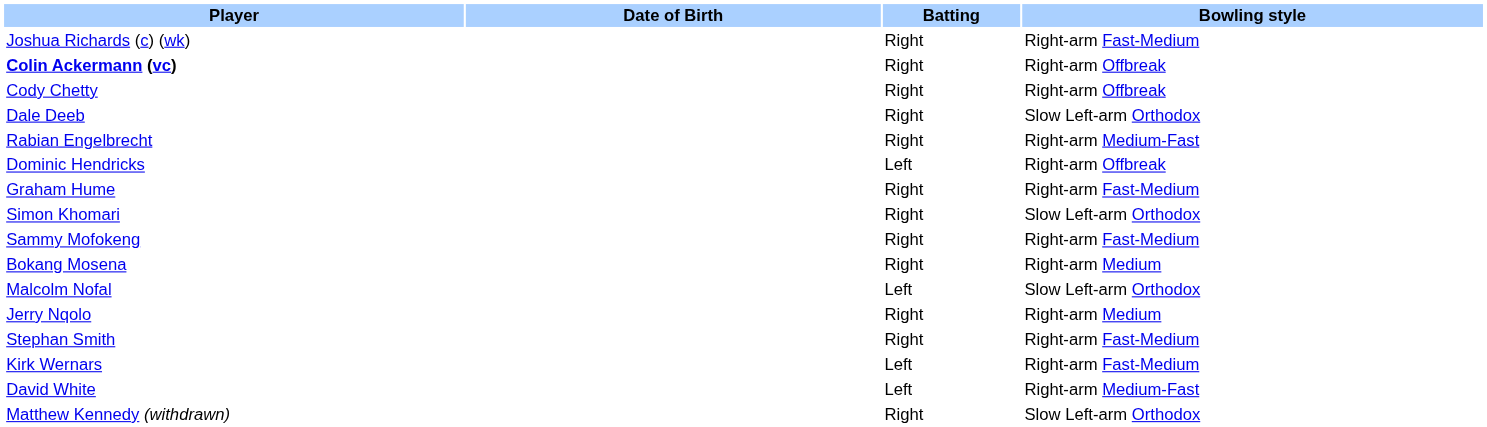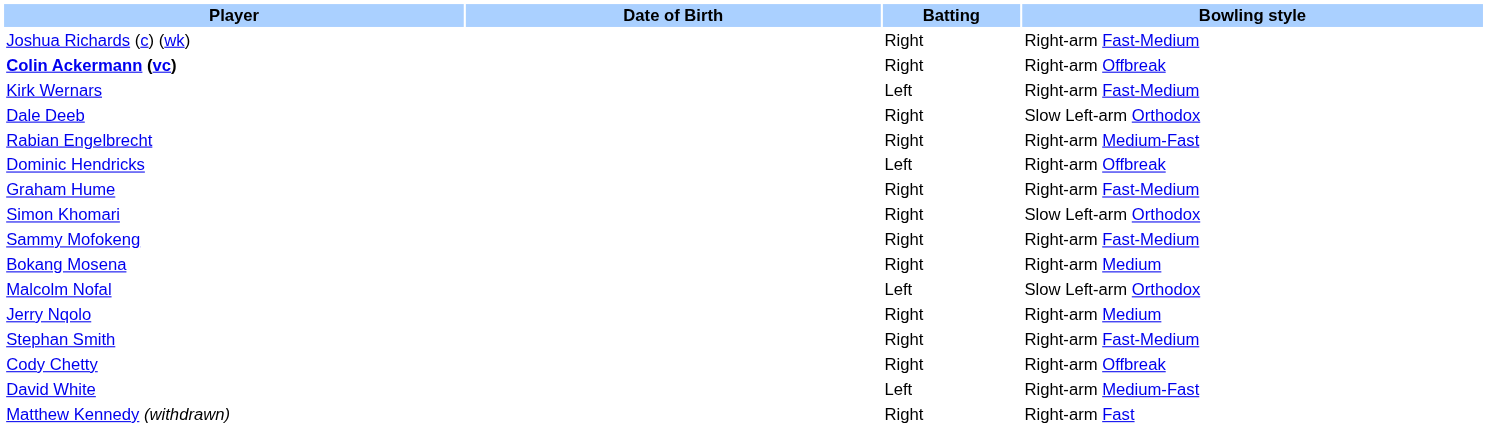rows swapped: (52, 90) <-> (54, 364)
(1112, 414) Slow Left-arm Orthodox -> (1080, 414) Right-arm Fast
